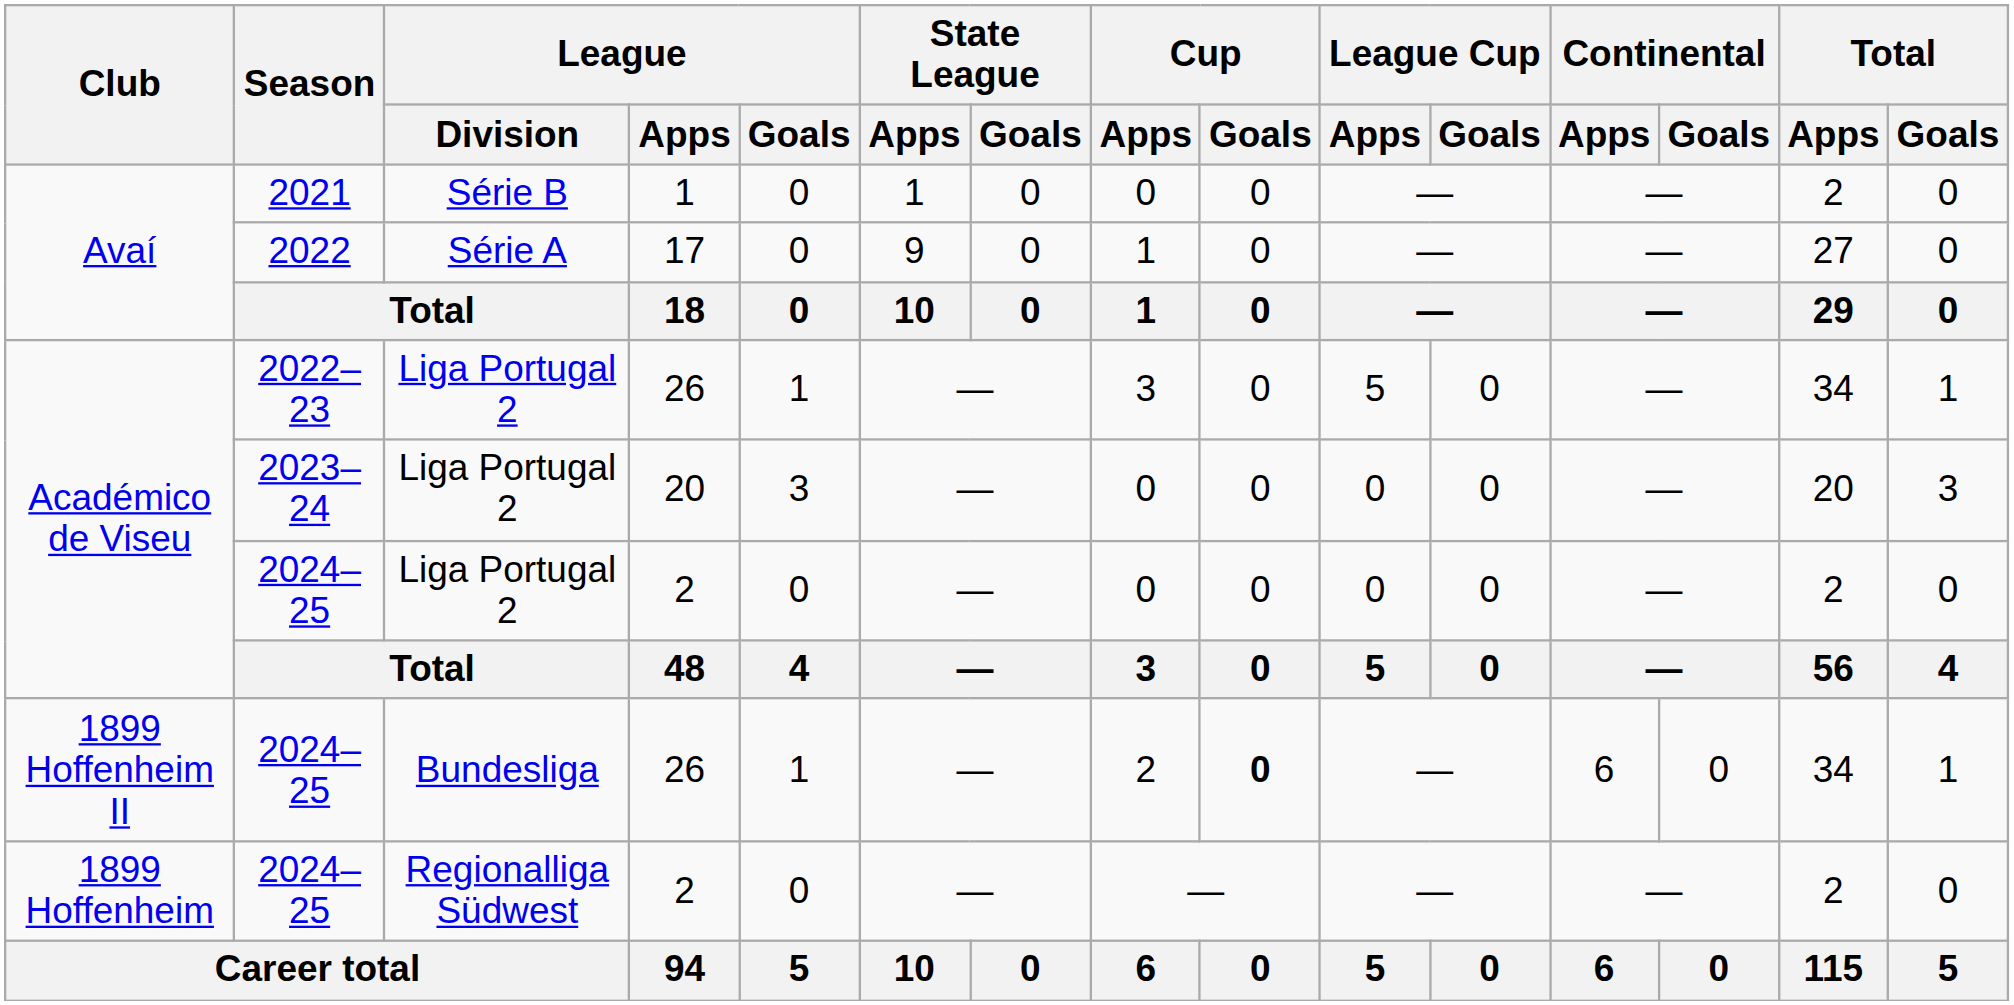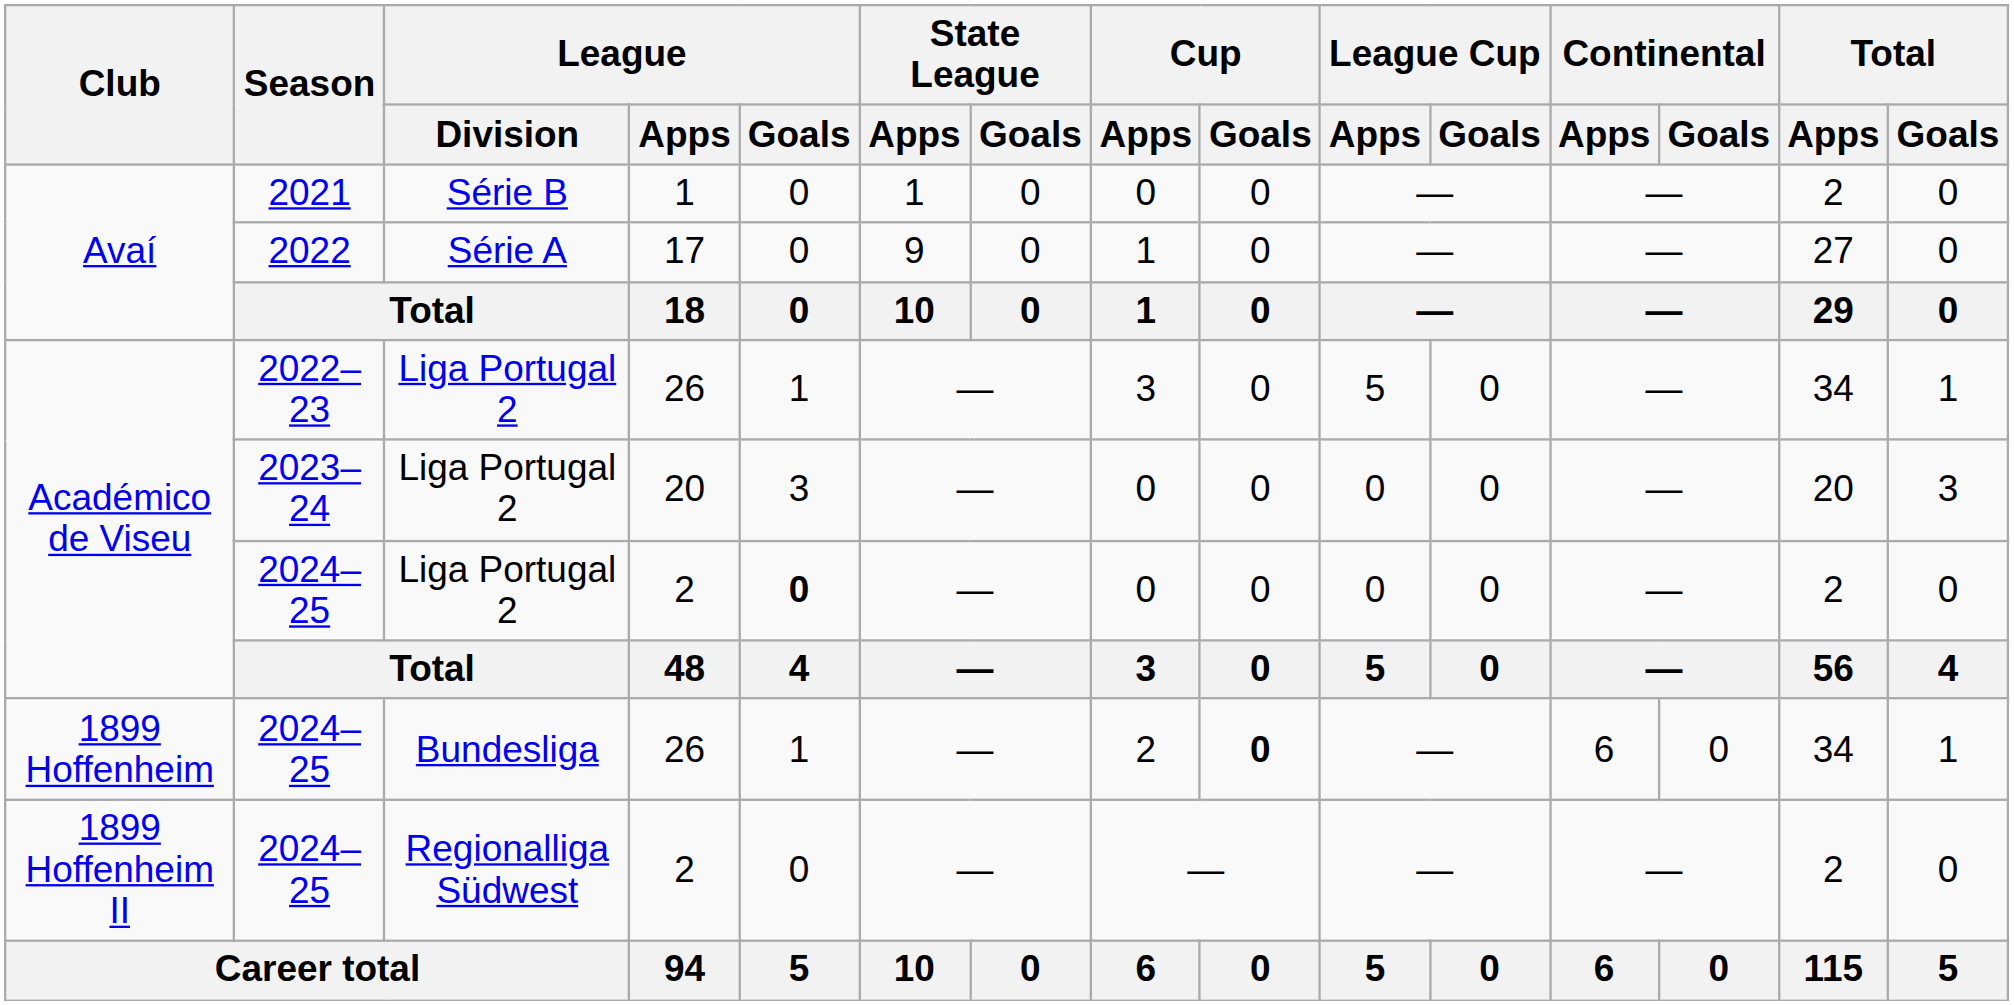(799, 589) normal -> (799, 589) bold
(120, 769) 1899 Hoffenheim II -> (120, 748) 1899 Hoffenheim
(120, 890) 1899 Hoffenheim -> (120, 869) 1899 Hoffenheim II
